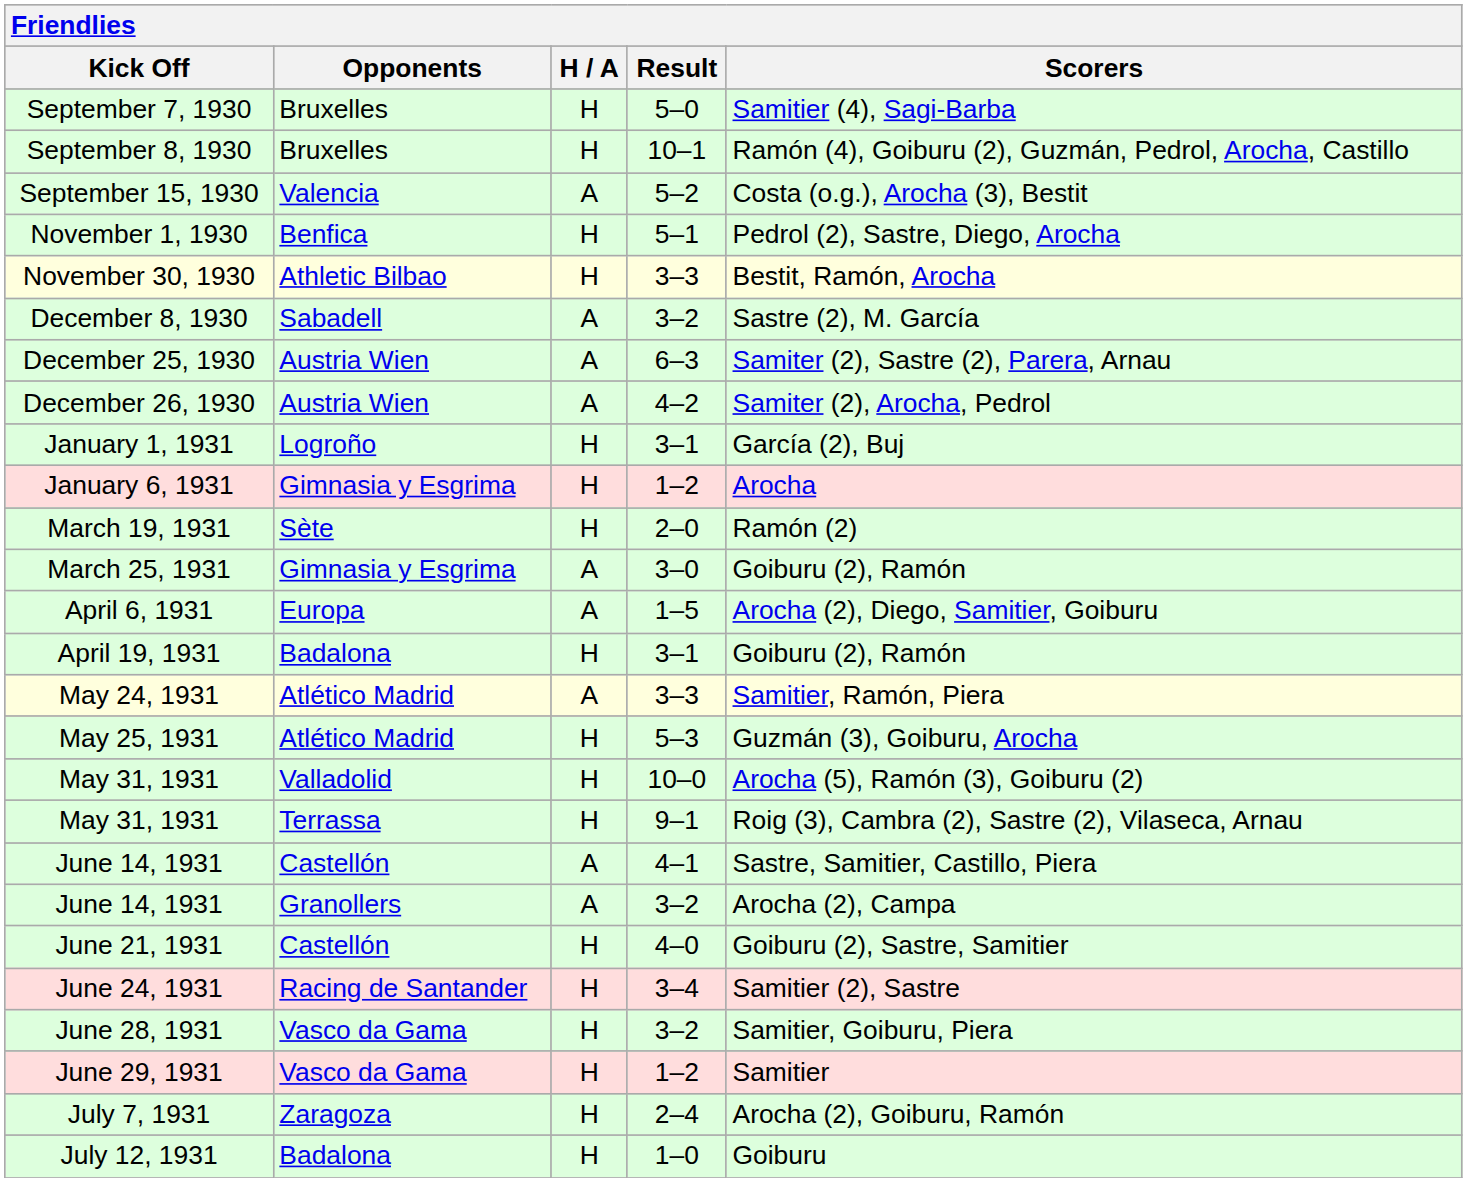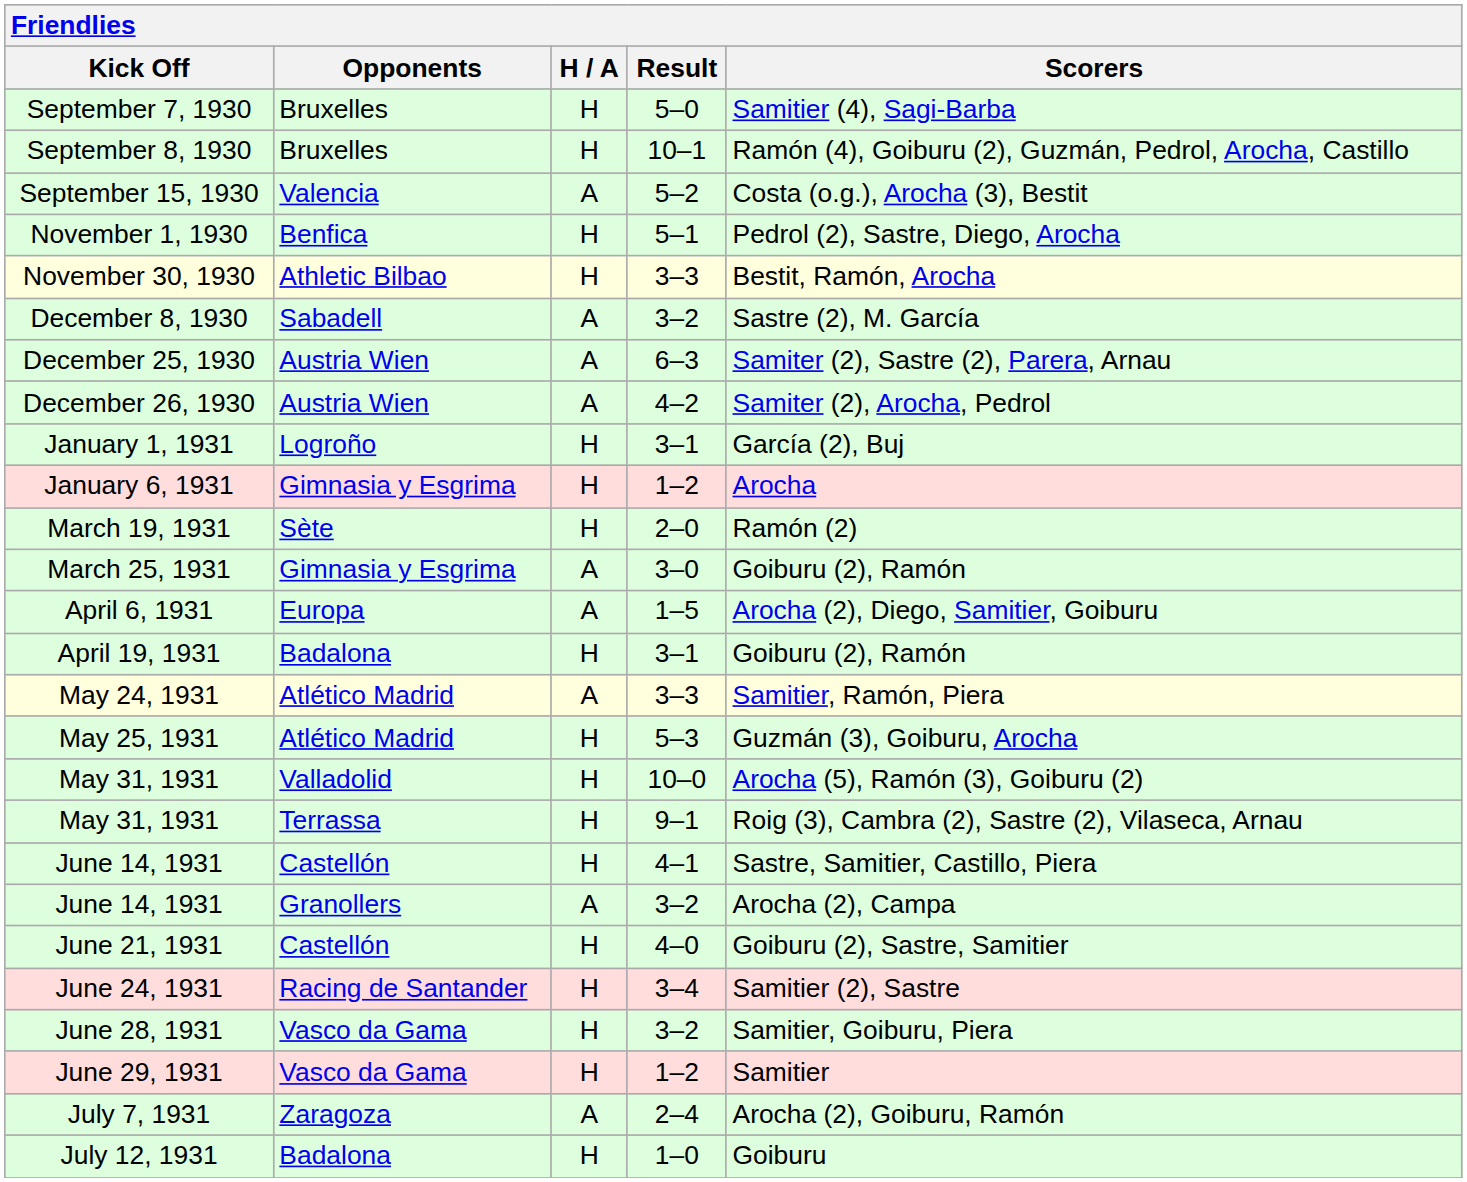(589, 862) A -> (589, 862) H
(589, 1114) H -> (589, 1114) A
